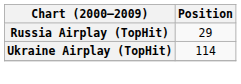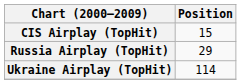+ row: (90, 32)
